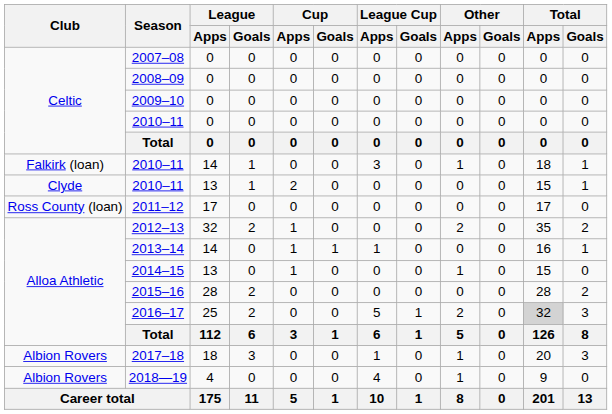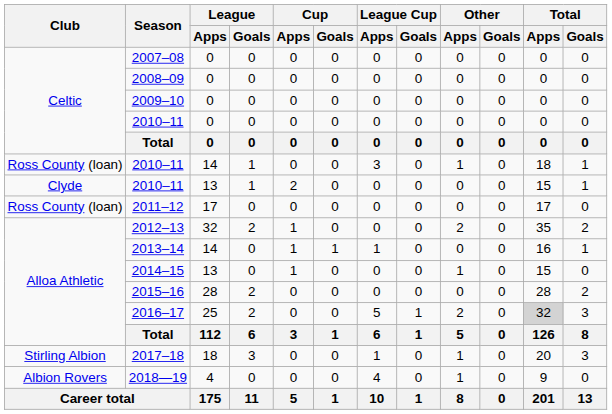(65, 164) Falkirk (loan) -> (65, 164) Ross County (loan)
(65, 356) Albion Rovers -> (65, 356) Stirling Albion
